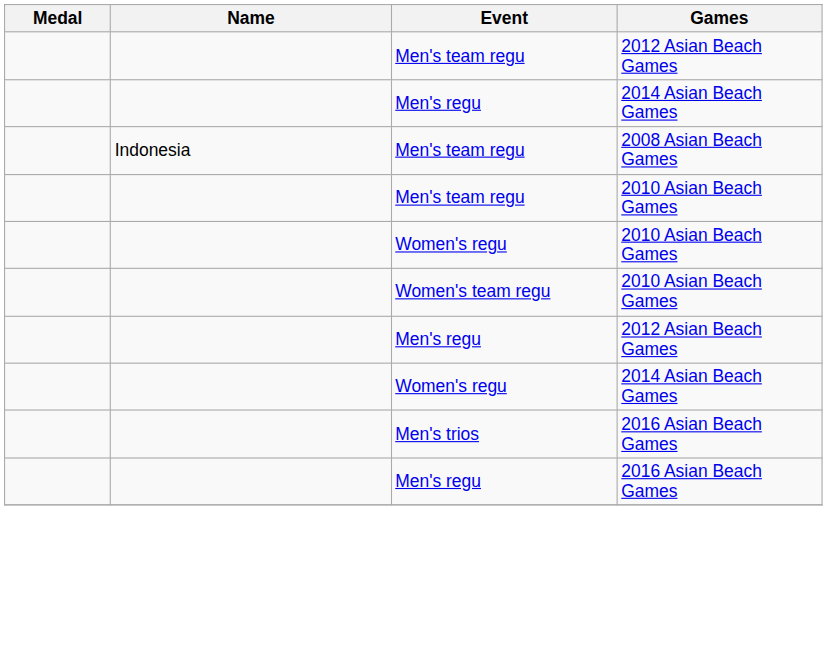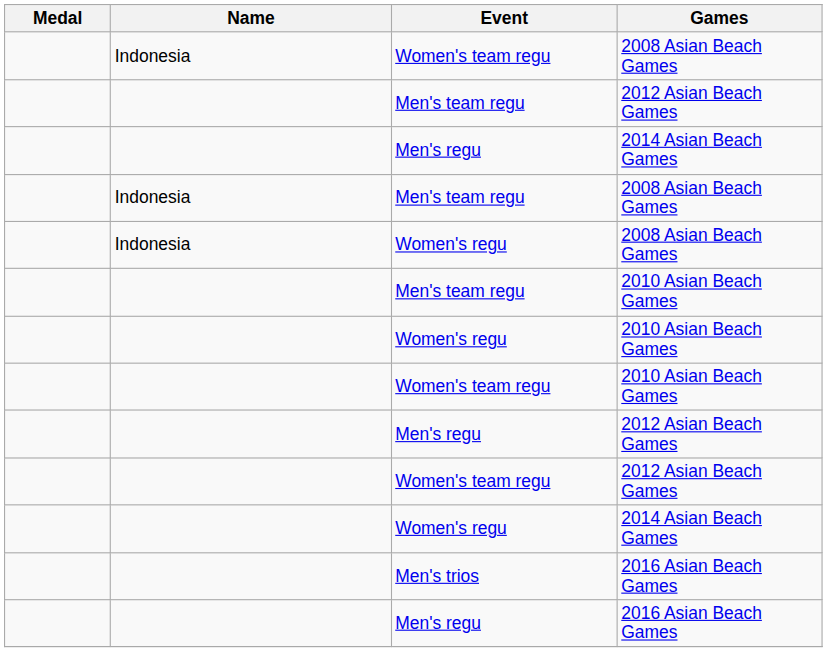+ row: (473, 55)
+ row: (451, 244)
+ row: (473, 481)
